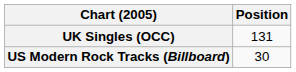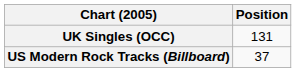(262, 57) 30 -> (262, 57) 37
